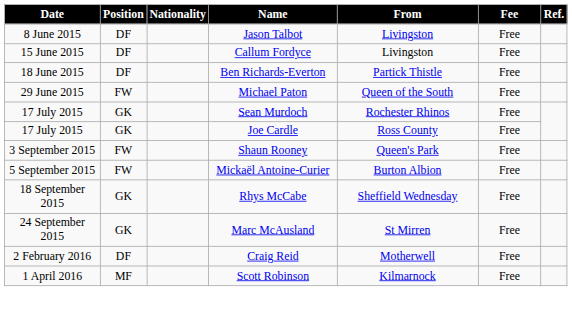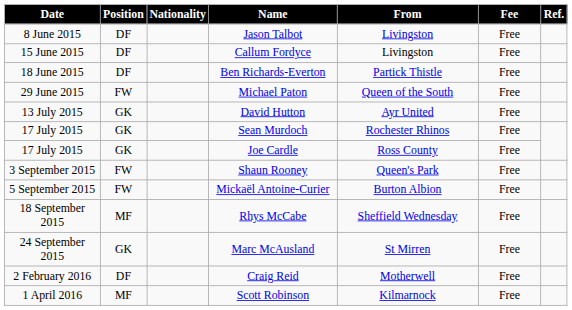+ row: (273, 112)
(123, 196) GK -> (123, 216) MF
